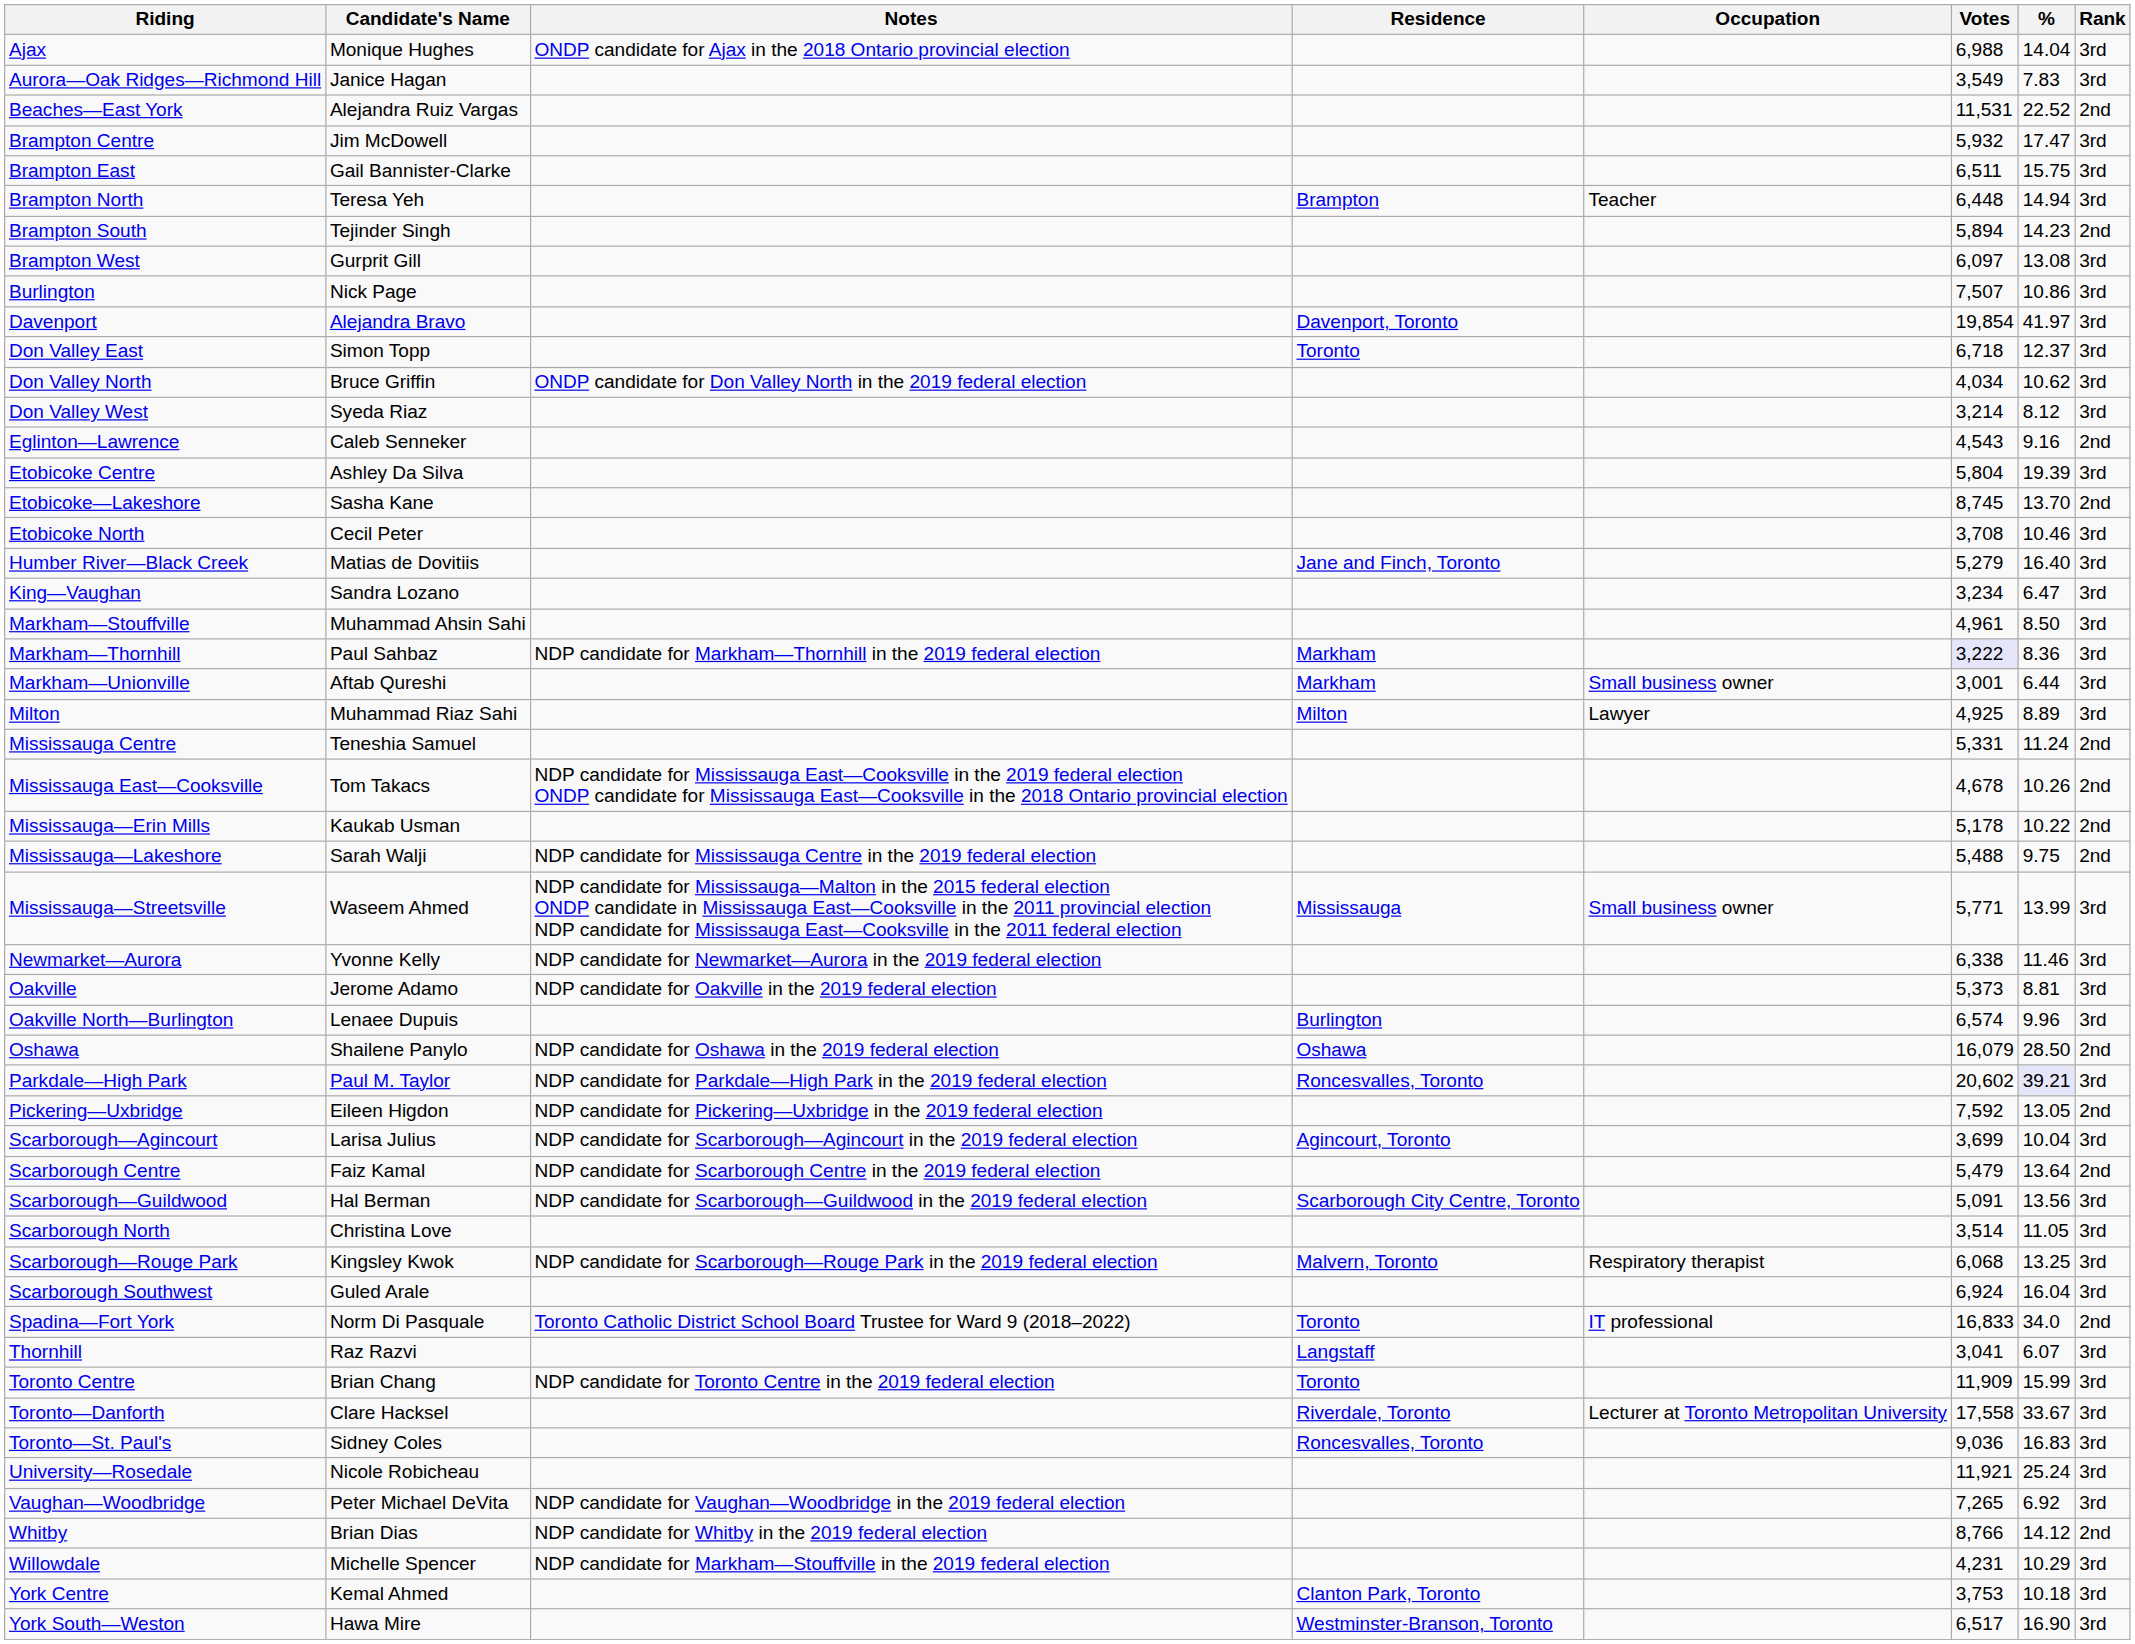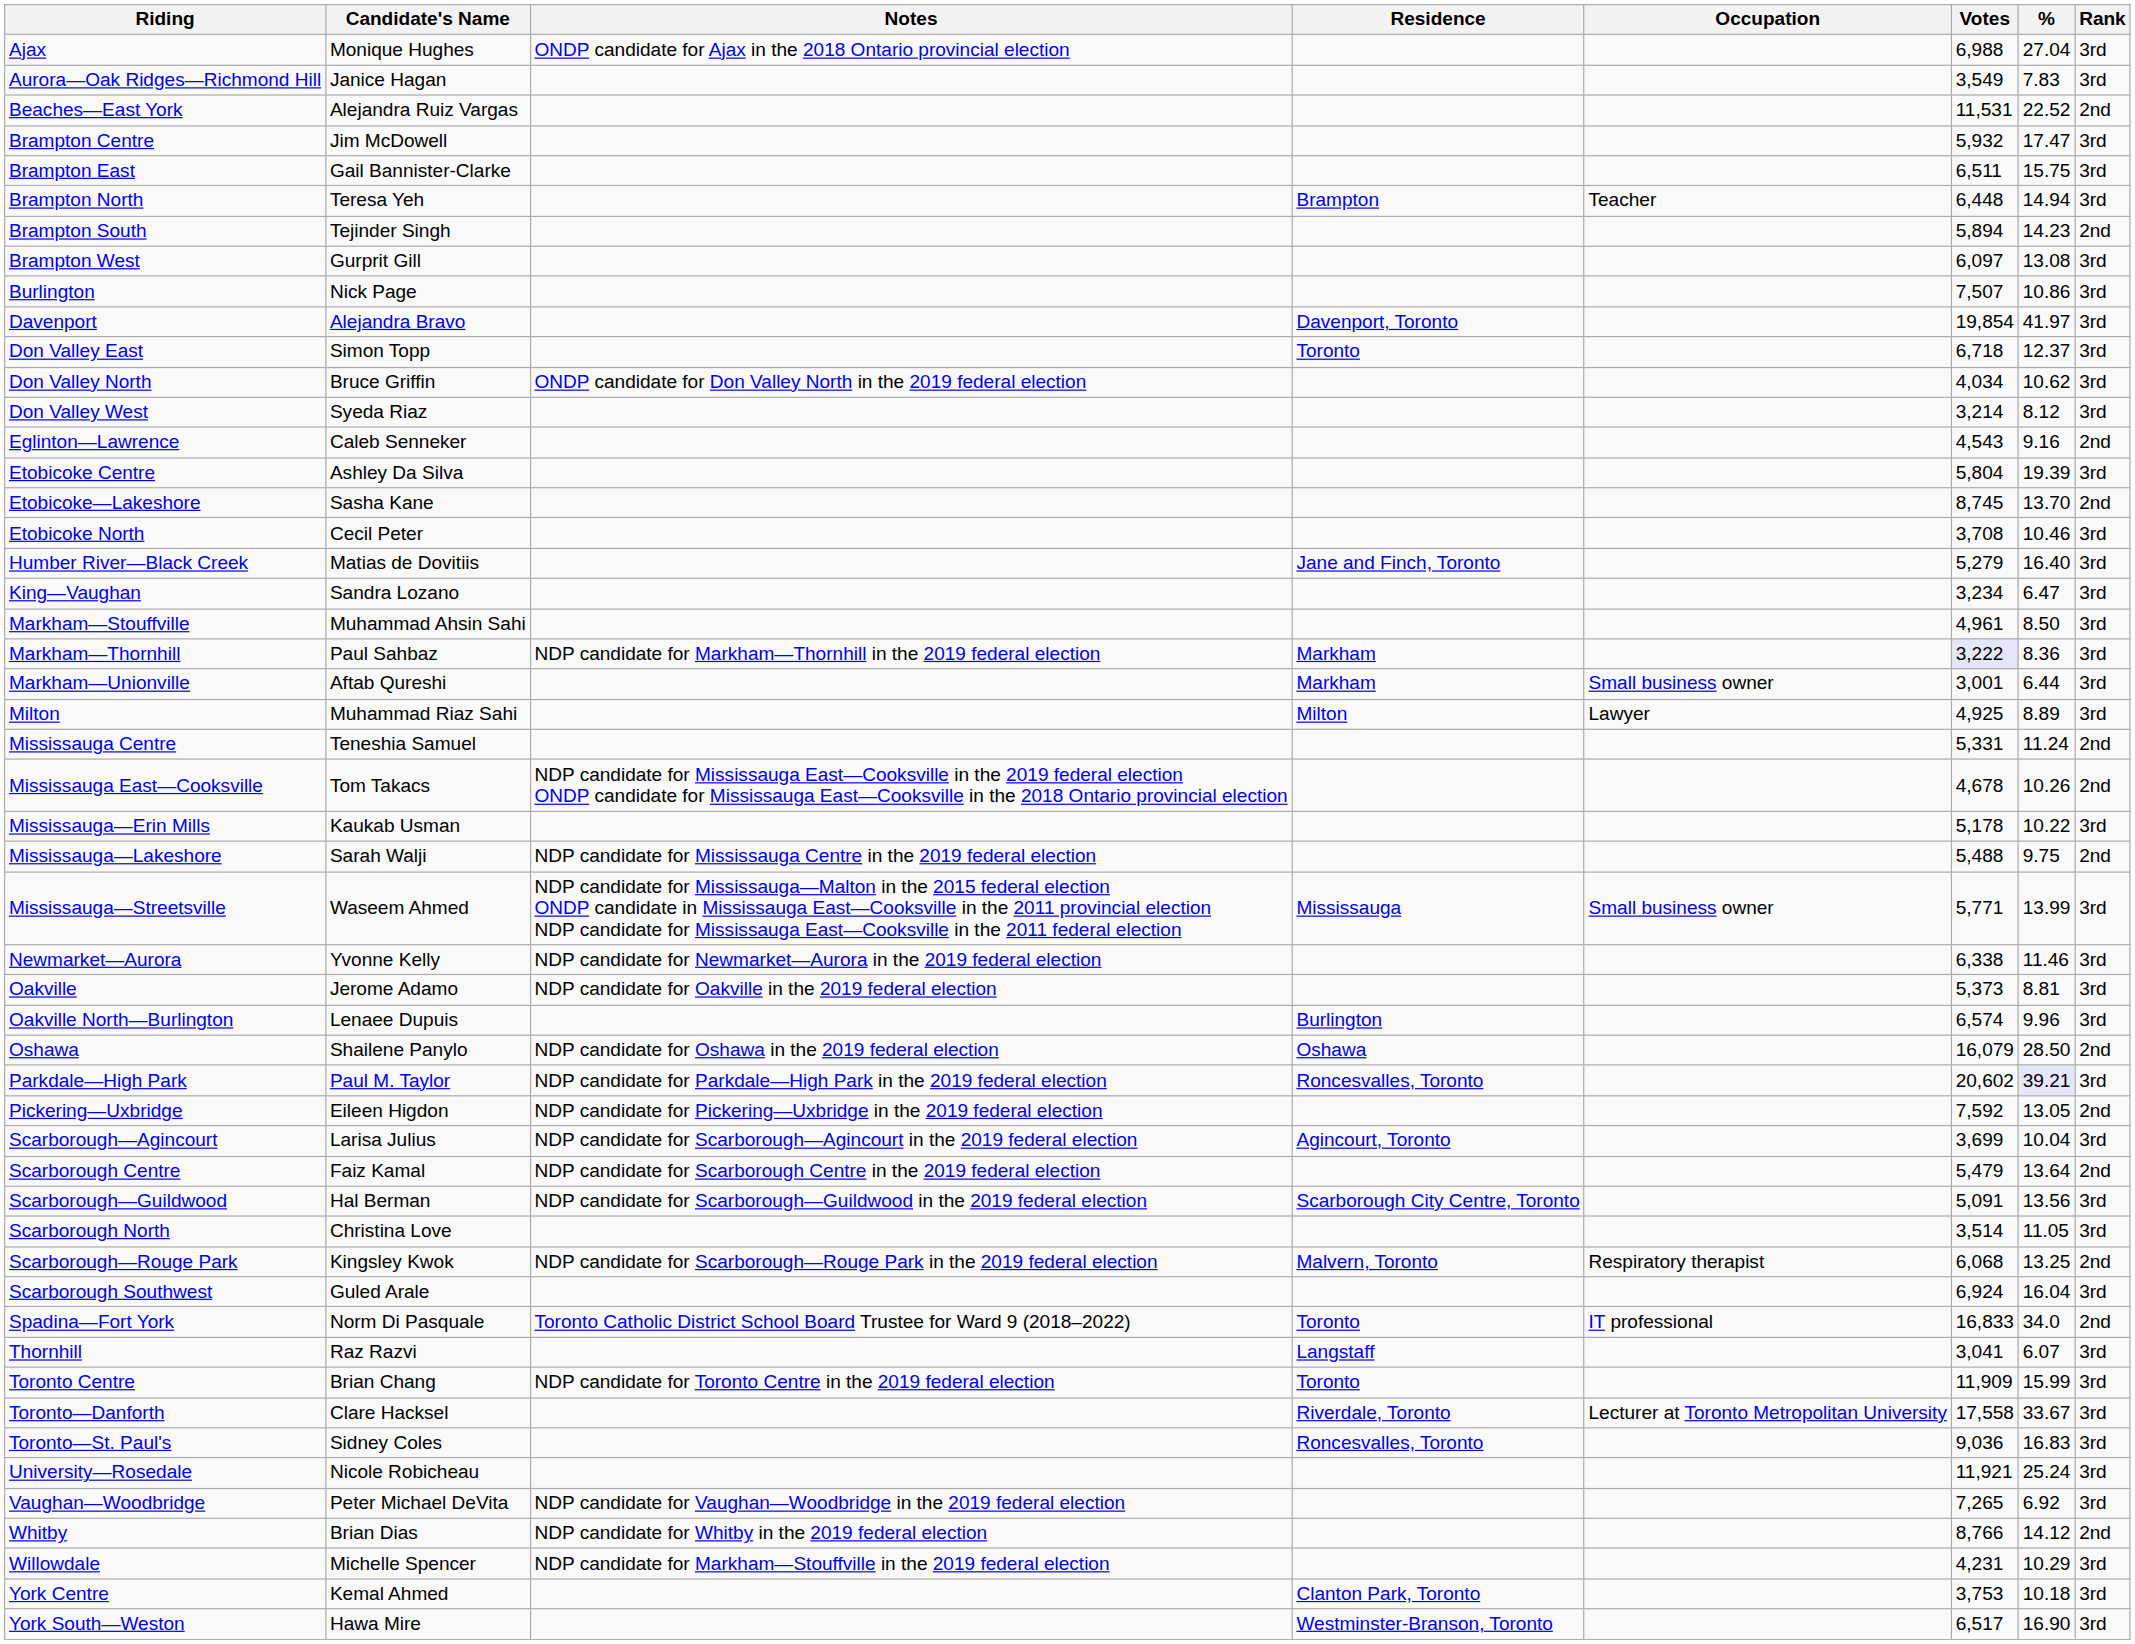(2047, 49) 14.04 -> (2047, 49) 27.04
(2095, 826) 2nd -> (2093, 826) 3rd
(2093, 1261) 3rd -> (2095, 1261) 2nd
